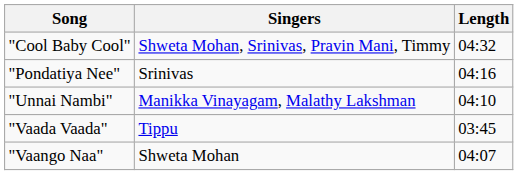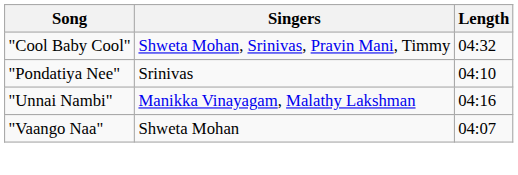(477, 73) 04:16 -> (477, 73) 04:10
(477, 101) 04:10 -> (477, 101) 04:16
- row: (58, 128)
